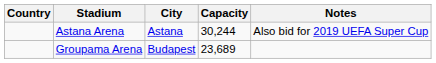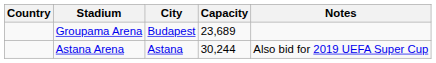rows swapped: (99, 49) <-> (90, 31)
